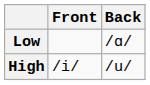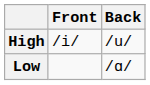rows swapped: (26, 67) <-> (26, 42)
